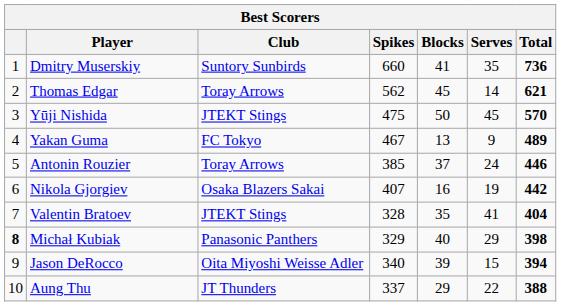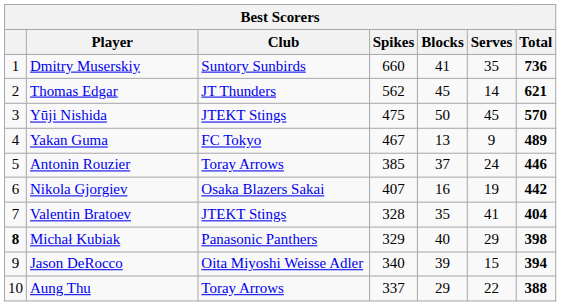(243, 91) Toray Arrows -> (239, 91) JT Thunders
(239, 288) JT Thunders -> (243, 288) Toray Arrows
